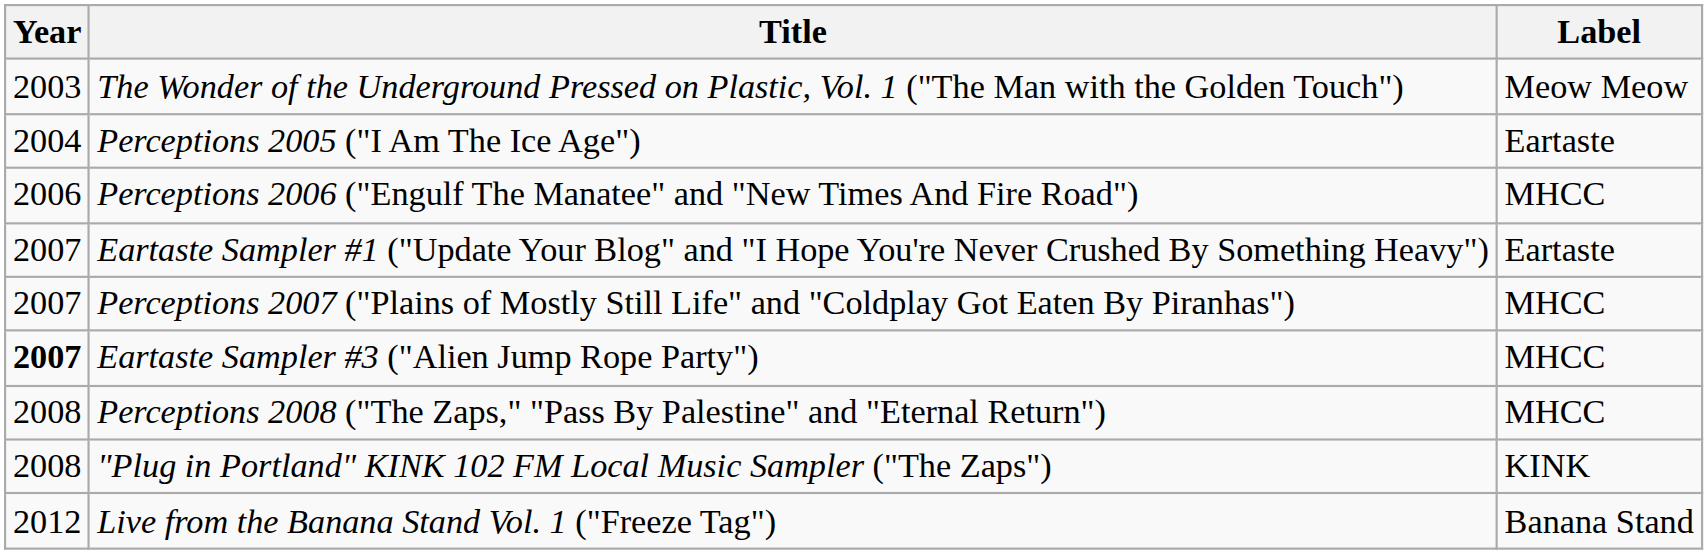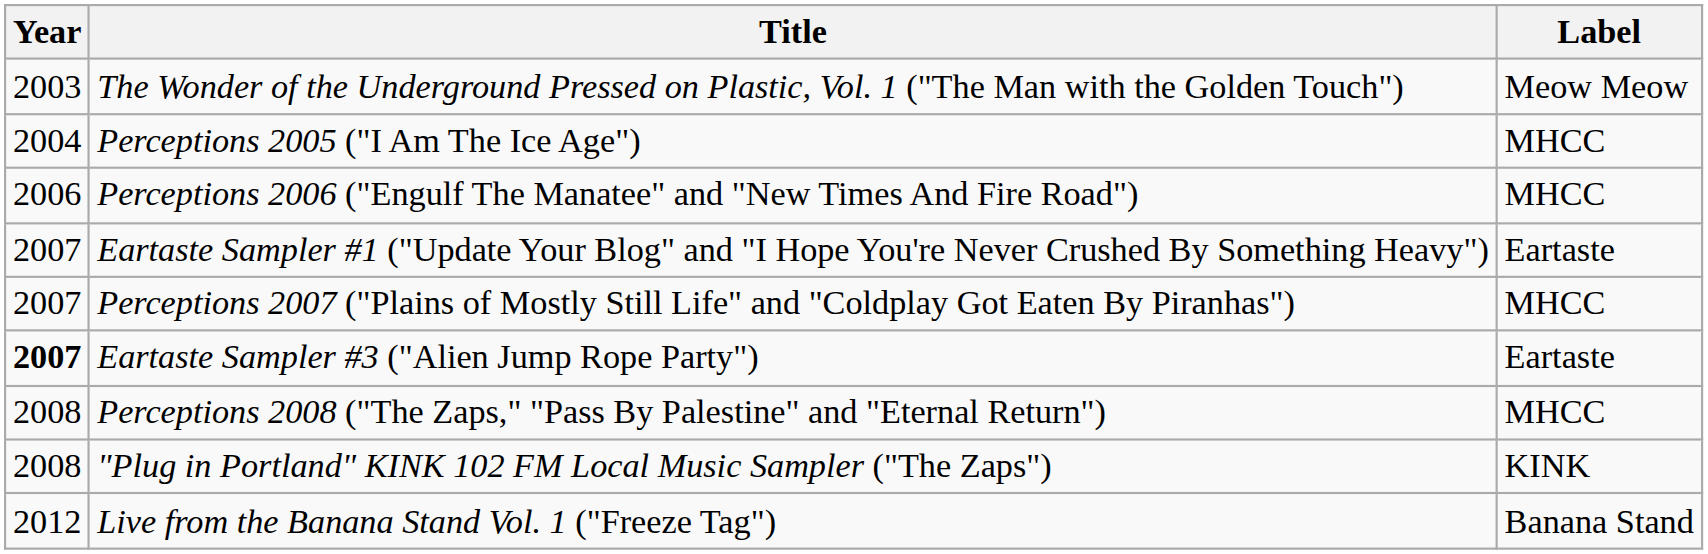(1560, 140) Eartaste -> (1555, 140) MHCC
(1555, 357) MHCC -> (1560, 357) Eartaste
